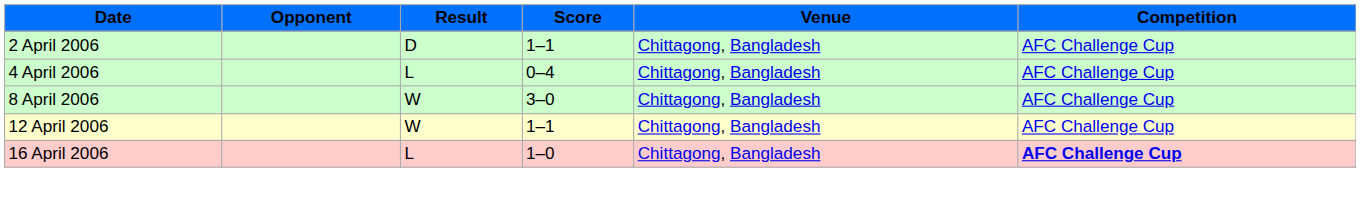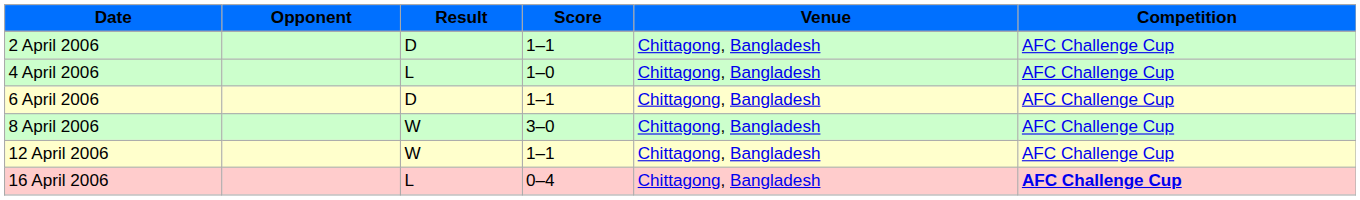(540, 72) 0–4 -> (540, 72) 1–0
+ row: (54, 99)
(540, 153) 1–0 -> (540, 180) 0–4
